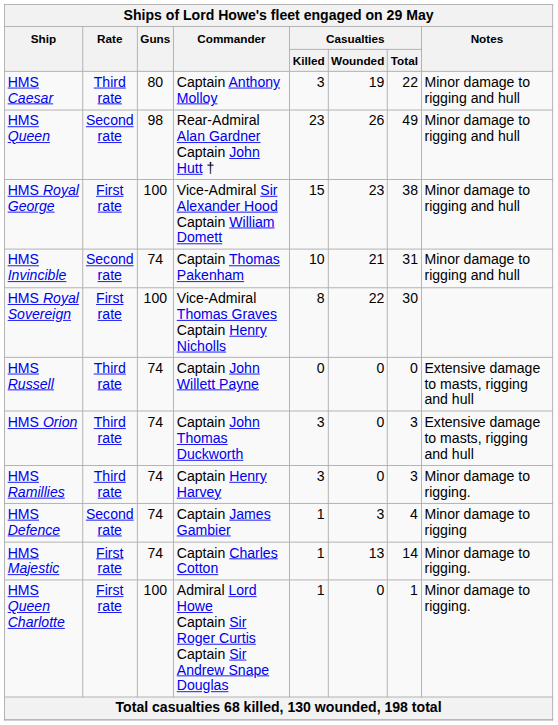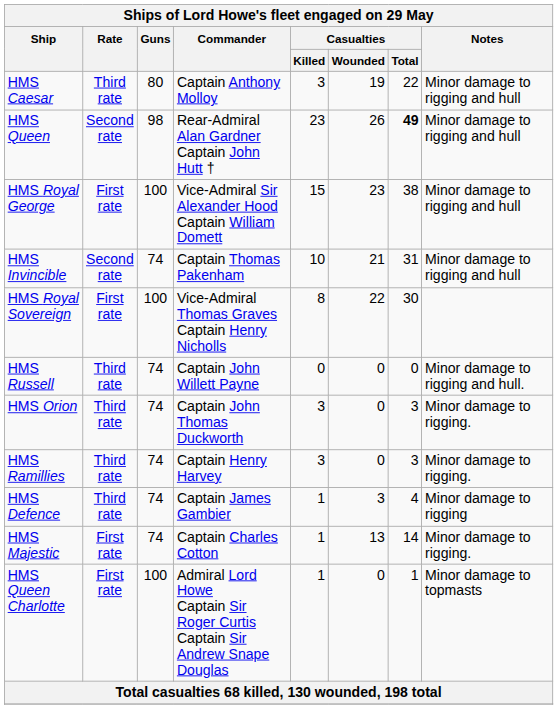(410, 120) normal -> (411, 120) bold
(482, 384) Extensive damage to masts, rigging and hull -> (478, 376) Minor damage to rigging and hull.
(482, 438) Extensive damage to masts, rigging and hull -> (478, 414) Minor damage to rigging.
(110, 522) Second rate -> (110, 506) Third rate
(477, 598) Minor damage to rigging. -> (478, 583) Minor damage to topmasts
